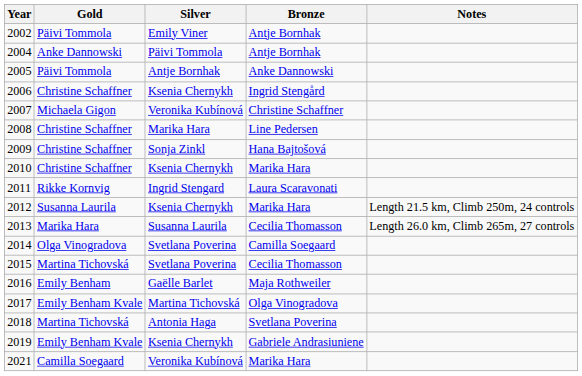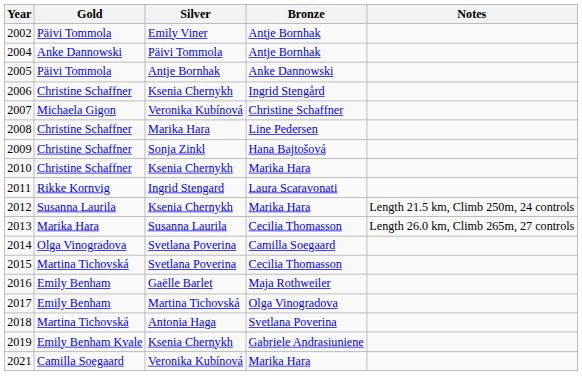(90, 303) Emily Benham Kvale -> (74, 303) Emily Benham
